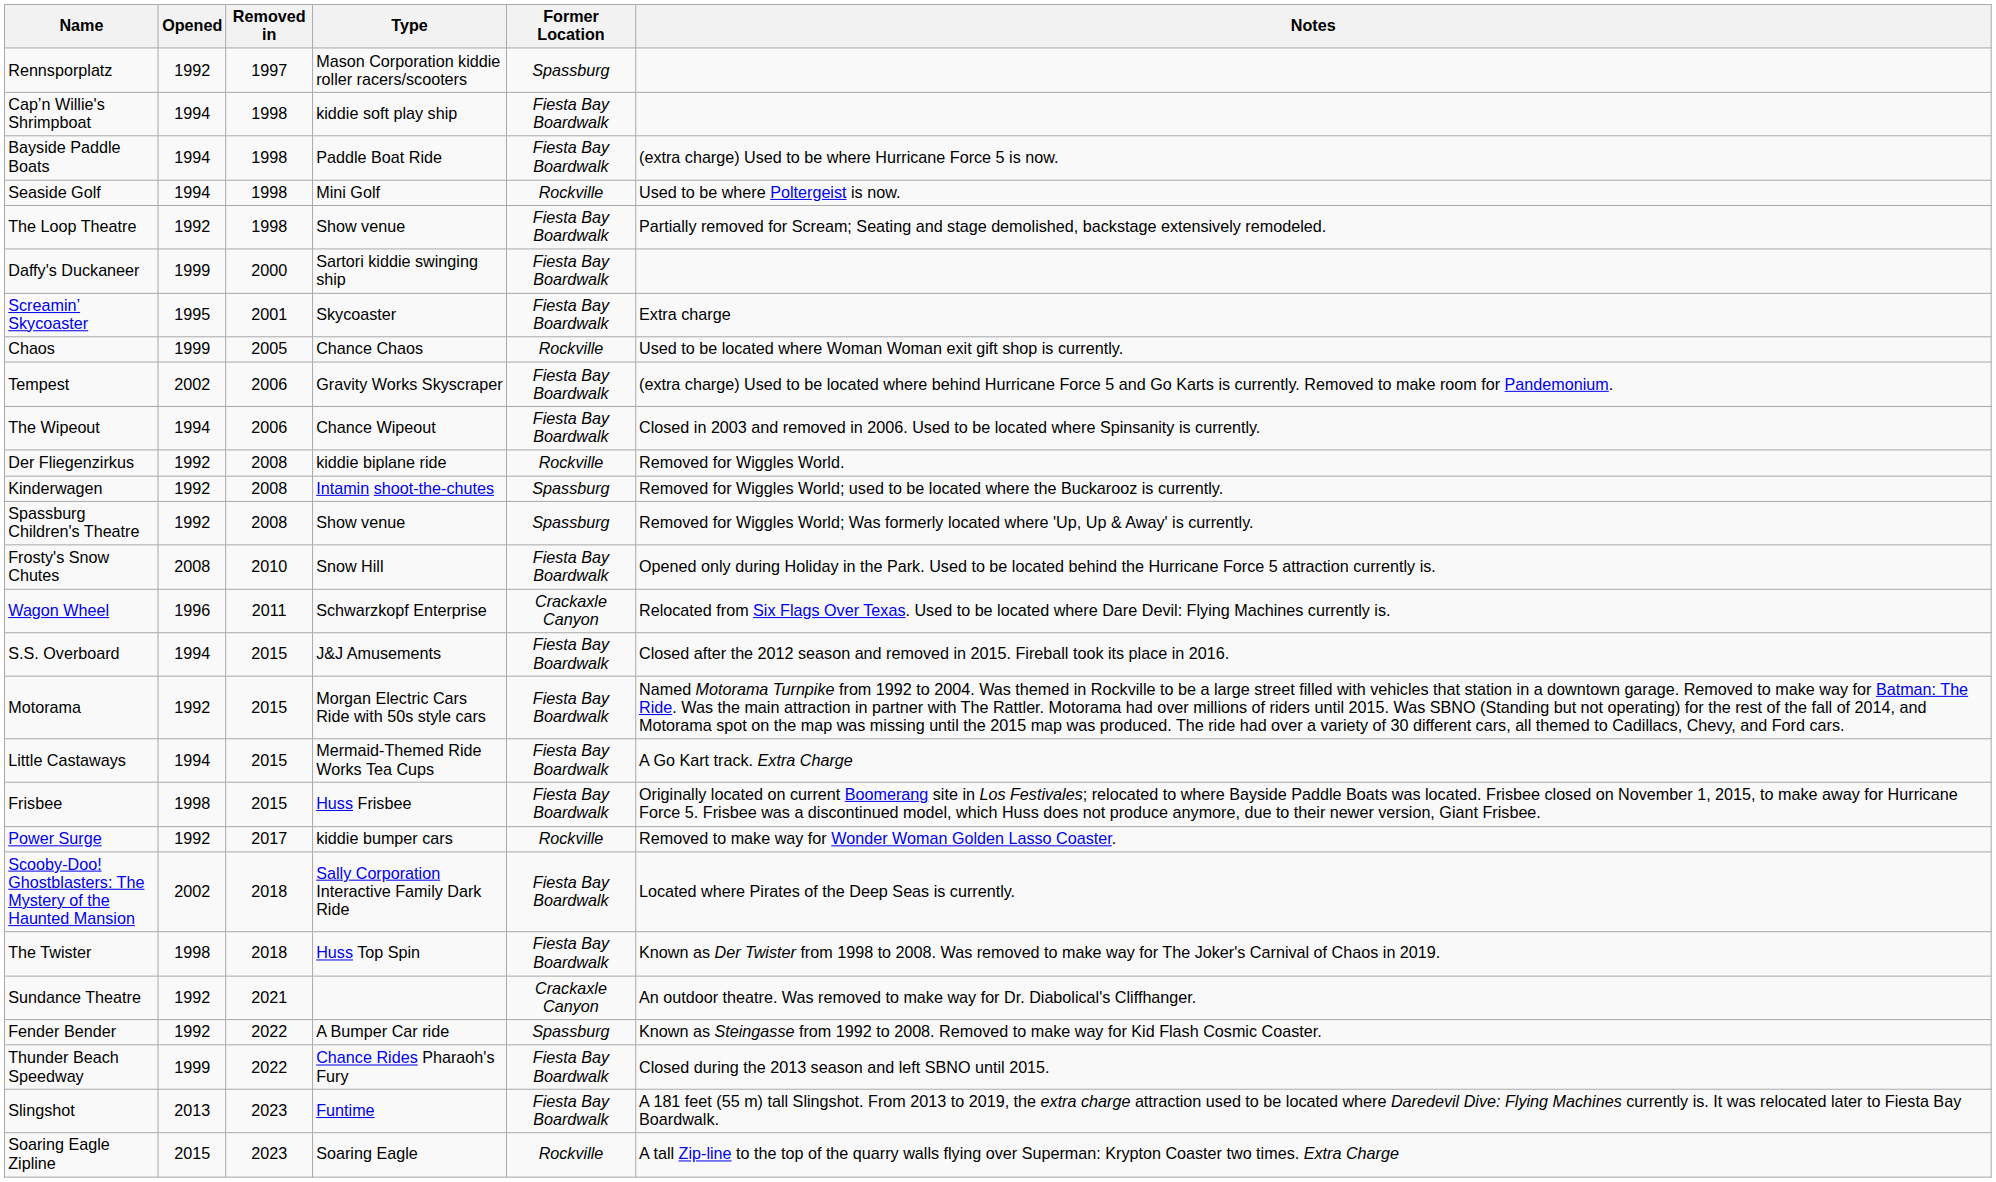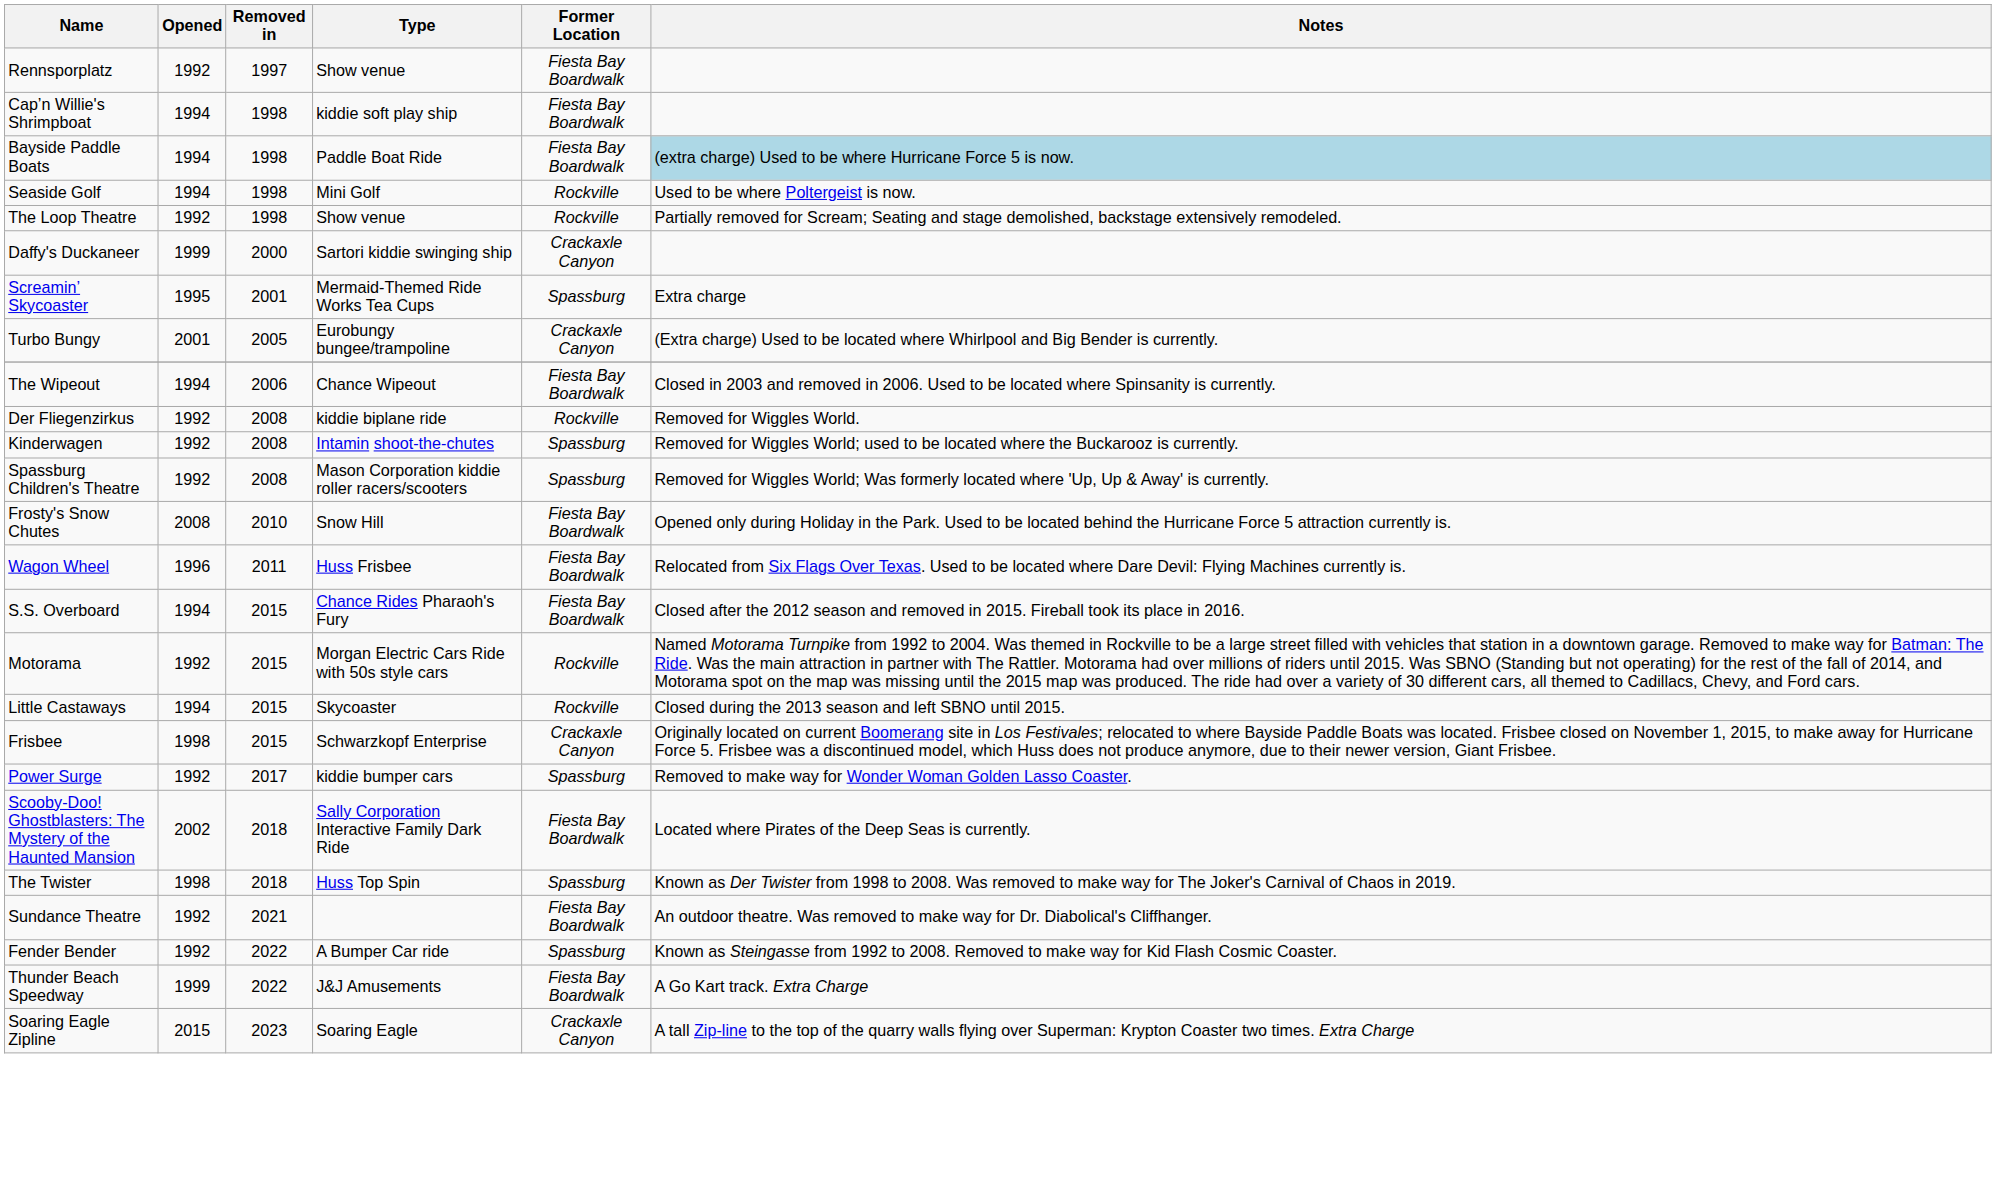(408, 70) Mason Corporation kiddie roller racers/scooters -> (361, 70) Show venue
(571, 70) Spassburg -> (586, 70) Fiesta Bay Boardwalk
(849, 157) no background -> (864, 157) lightblue background
(571, 227) Fiesta Bay Boardwalk -> (586, 218) Rockville
(571, 271) Fiesta Bay Boardwalk -> (586, 252) Crackaxle Canyon
(356, 314) Skycoaster -> (399, 296) Mermaid-Themed Ride Works Tea Cups
(571, 314) Fiesta Bay Boardwalk -> (586, 296) Spassburg
- row: (32, 349)
+ row: (54, 340)
- row: (39, 384)
(361, 523) Show venue -> (408, 479) Mason Corporation kiddie roller racers/scooters
(402, 610) Schwarzkopf Enterprise -> (364, 567) Huss Frisbee
(571, 610) Crackaxle Canyon -> (586, 567) Fiesta Bay Boardwalk
(379, 654) J&J Amusements -> (405, 610) Chance Rides Pharaoh's Fury
(571, 707) Fiesta Bay Boardwalk -> (586, 663) Rockville
(399, 760) Mermaid-Themed Ride Works Tea Cups -> (356, 707) Skycoaster
(571, 760) Fiesta Bay Boardwalk -> (586, 707) Rockville
(746, 760) A Go Kart track. Extra Charge -> (860, 707) Closed during the 2013 season and left SBNO until 2015.
(364, 804) Huss Frisbee -> (402, 742) Schwarzkopf Enterprise
(571, 804) Fiesta Bay Boardwalk -> (586, 742) Crackaxle Canyon
(571, 838) Rockville -> (586, 776) Spassburg
(571, 953) Fiesta Bay Boardwalk -> (586, 882) Spassburg
(571, 997) Crackaxle Canyon -> (586, 917) Fiesta Bay Boardwalk
(405, 1067) Chance Rides Pharaoh's Fury -> (379, 986) J&J Amusements
(844, 1067) Closed during the 2013 season and left SBNO until 2015. -> (761, 986) A Go Kart track. Extra Charge
- row: (41, 1110)
(571, 1154) Rockville -> (586, 1030) Crackaxle Canyon
